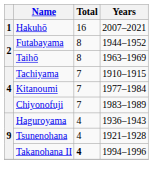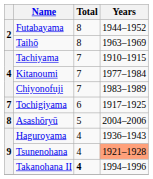- row: (31, 27)
+ row: (41, 105)
+ row: (37, 120)
(124, 136) no background -> (124, 151) lightsalmon background
